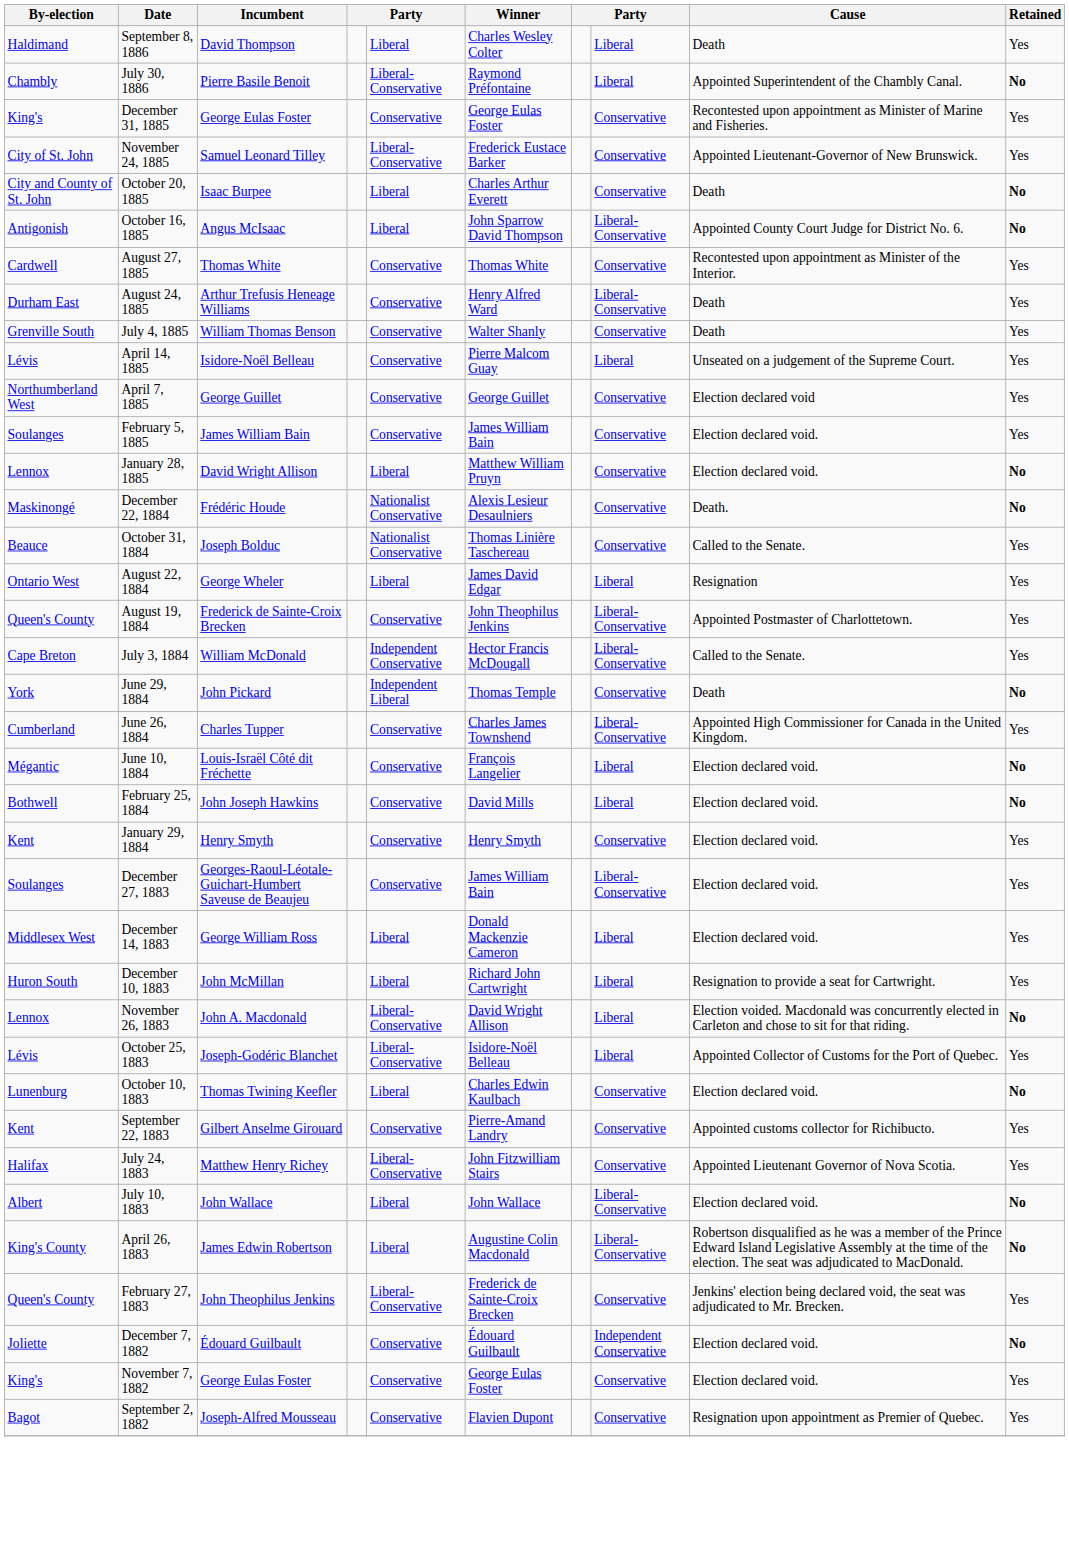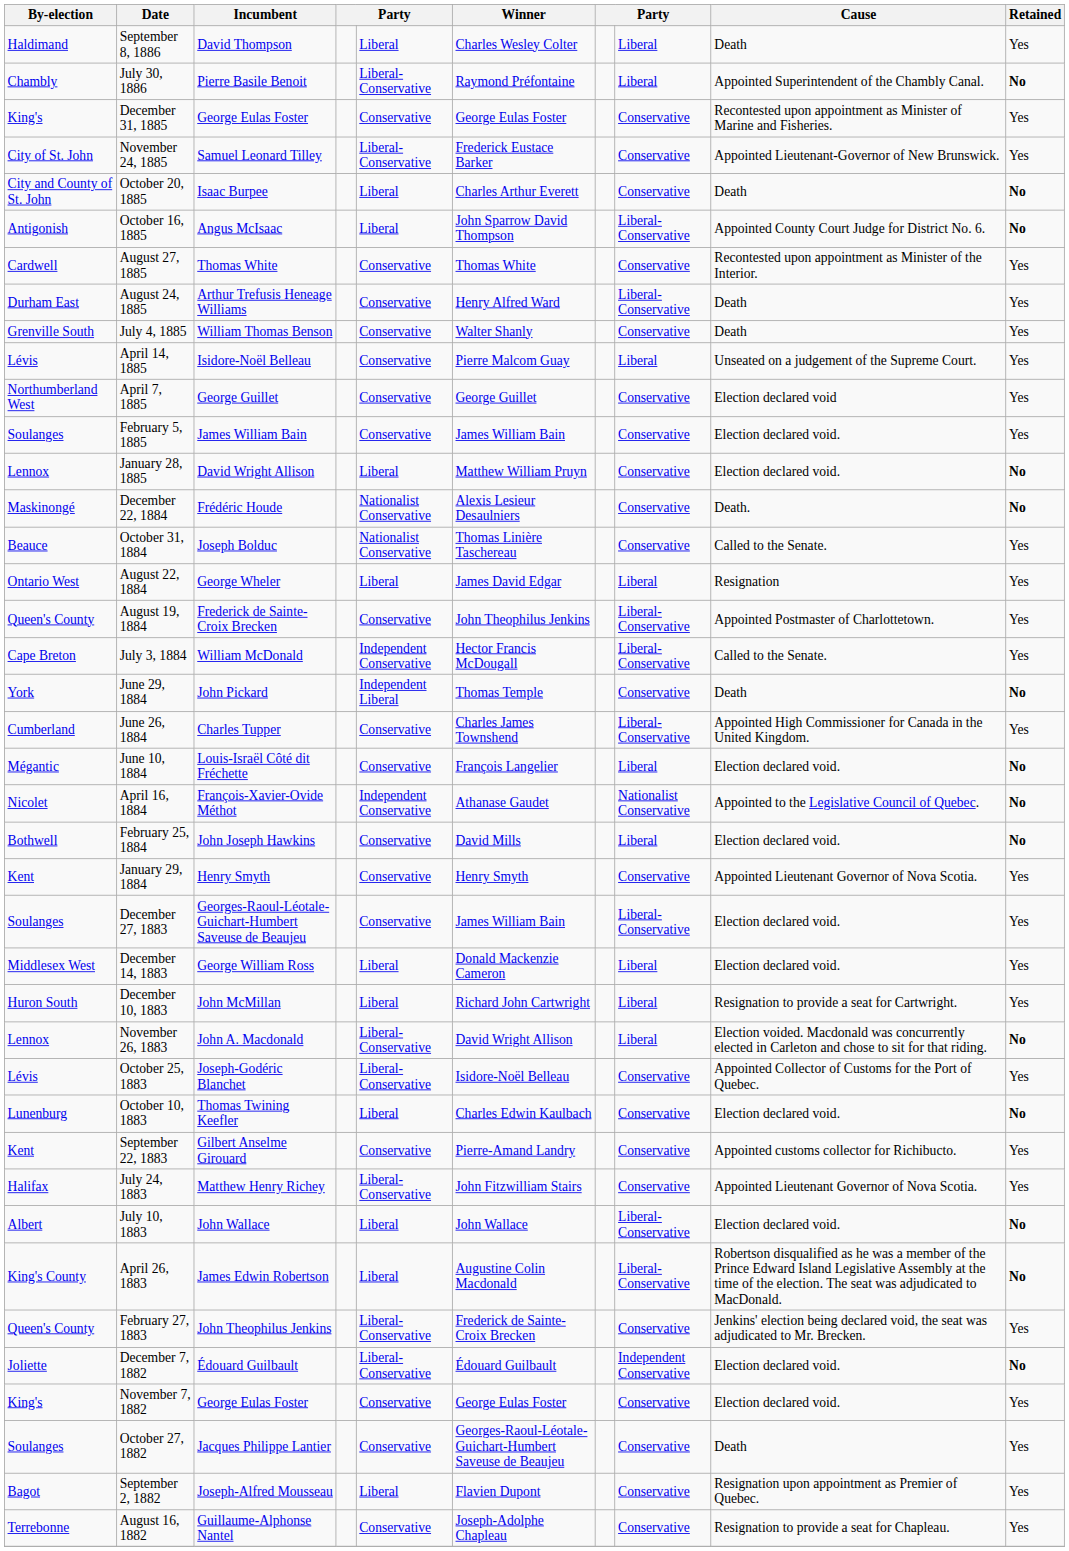+ row: (144, 803)
(755, 840) Election declared void. -> (846, 877) Appointed Lieutenant Governor of Nova Scotia.
(614, 1055) Liberal -> (654, 1076) Conservative
(406, 1343) Conservative -> (395, 1365) Liberal-Conservative
+ row: (152, 1446)
(406, 1417) Conservative -> (379, 1491) Liberal
+ row: (150, 1528)
